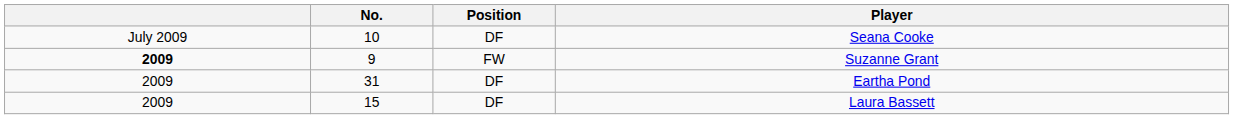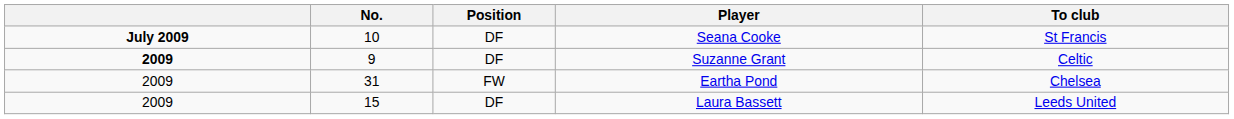+ column: (1075, 15)
(157, 37) normal -> (157, 37) bold
(494, 59) FW -> (494, 59) DF
(494, 81) DF -> (494, 81) FW
